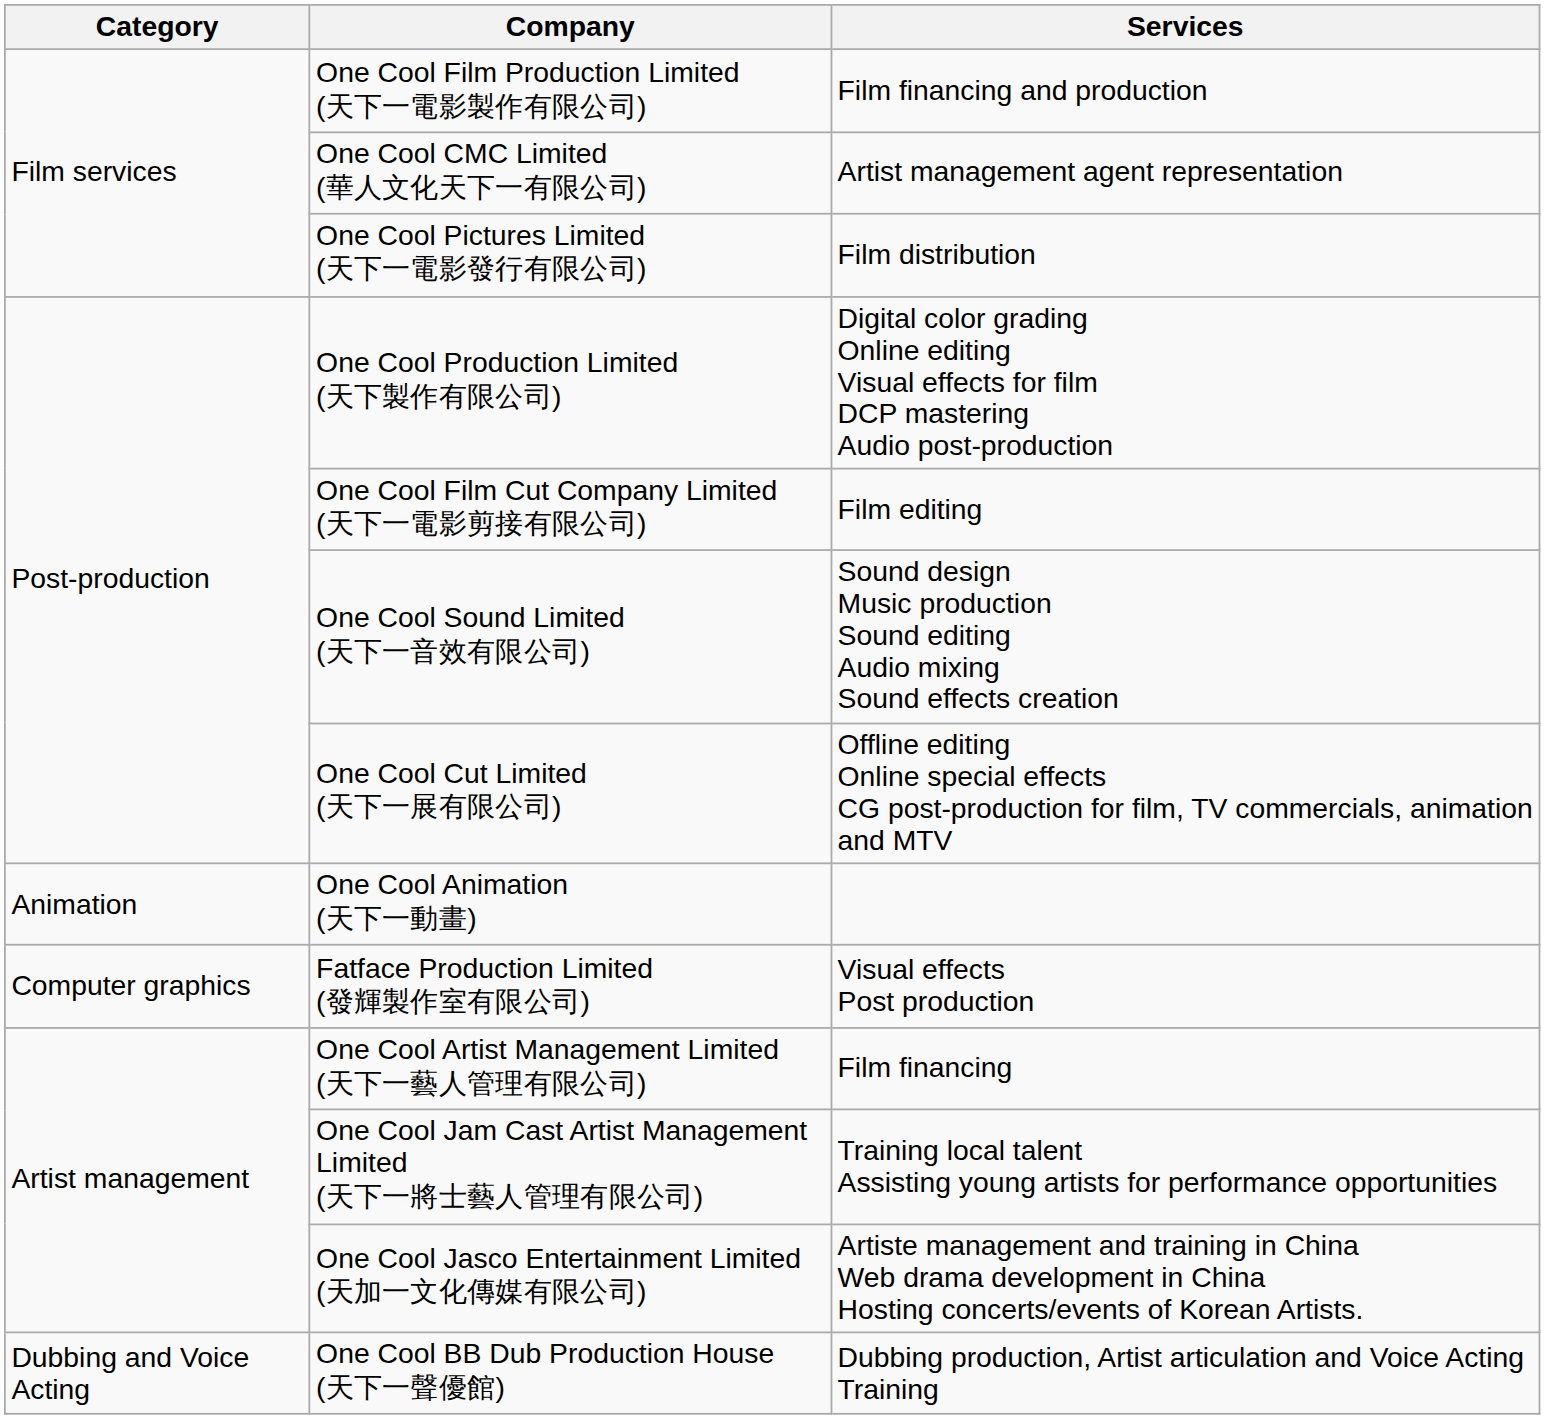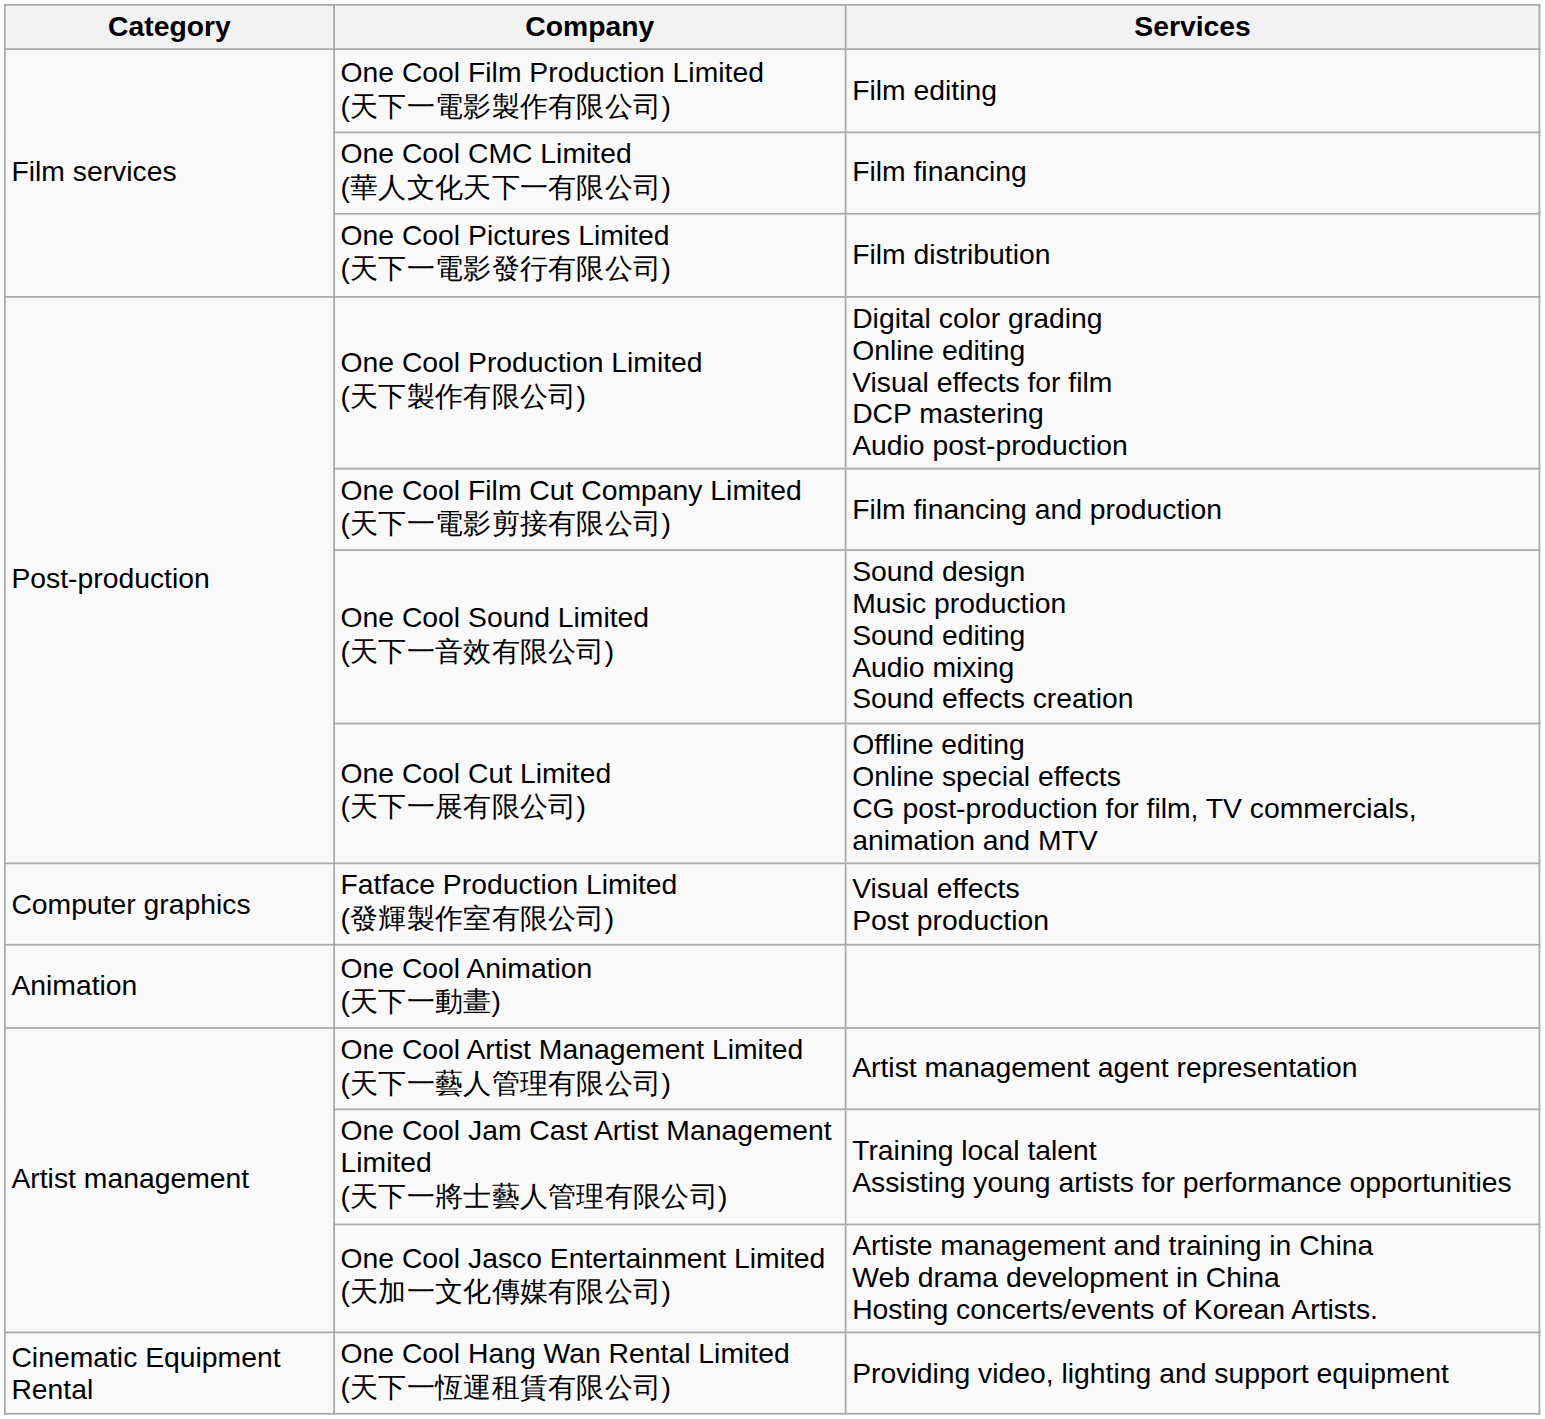(1023, 90) Film financing and production -> (925, 90) Film editing
(1090, 172) Artist management agent representation -> (940, 172) Film financing
(910, 509) Film editing -> (1037, 509) Film financing and production
rows swapped: (485, 984) <-> (442, 902)
(925, 1068) Film financing -> (1105, 1068) Artist management agent representation
+ row: (565, 1371)
- row: (545, 1371)
